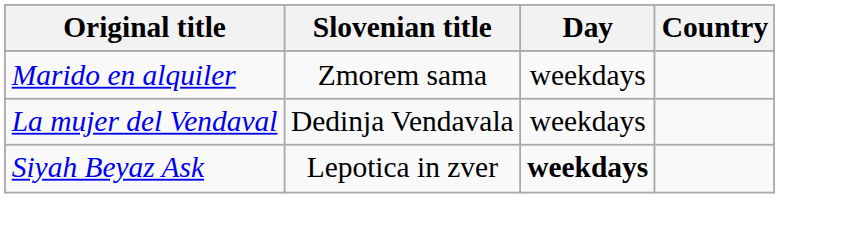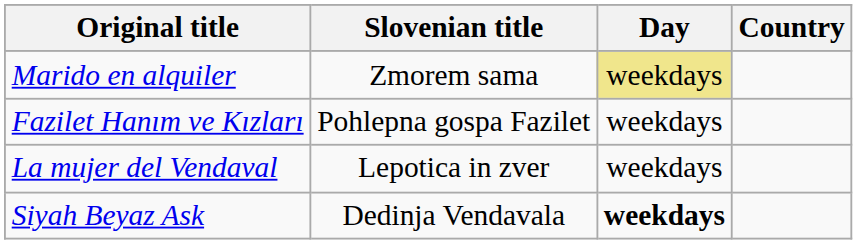(588, 74) no background -> (664, 74) khaki background
+ row: (158, 121)
(402, 121) Dedinja Vendavala -> (454, 167) Lepotica in zver
(402, 167) Lepotica in zver -> (454, 214) Dedinja Vendavala
